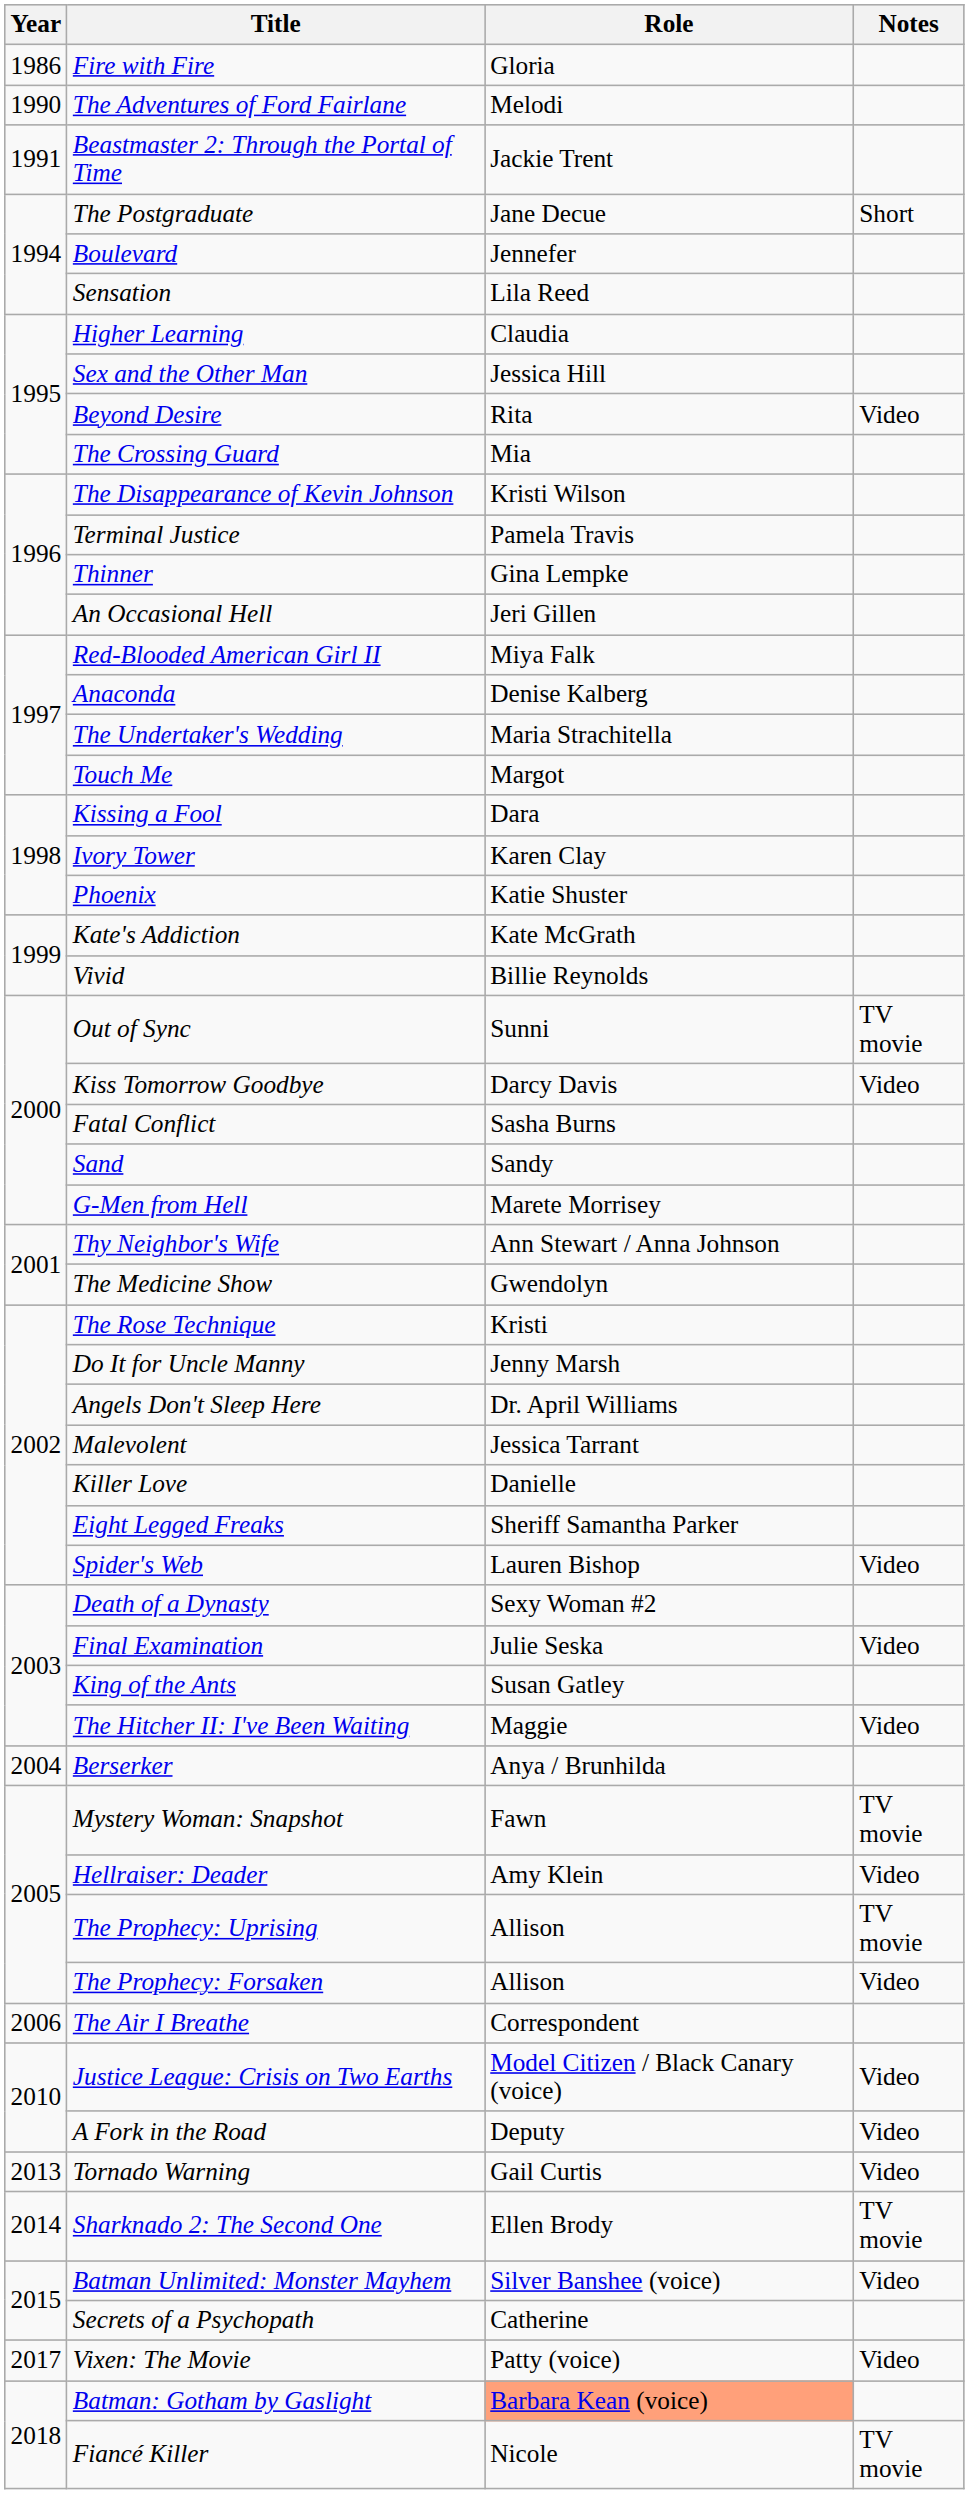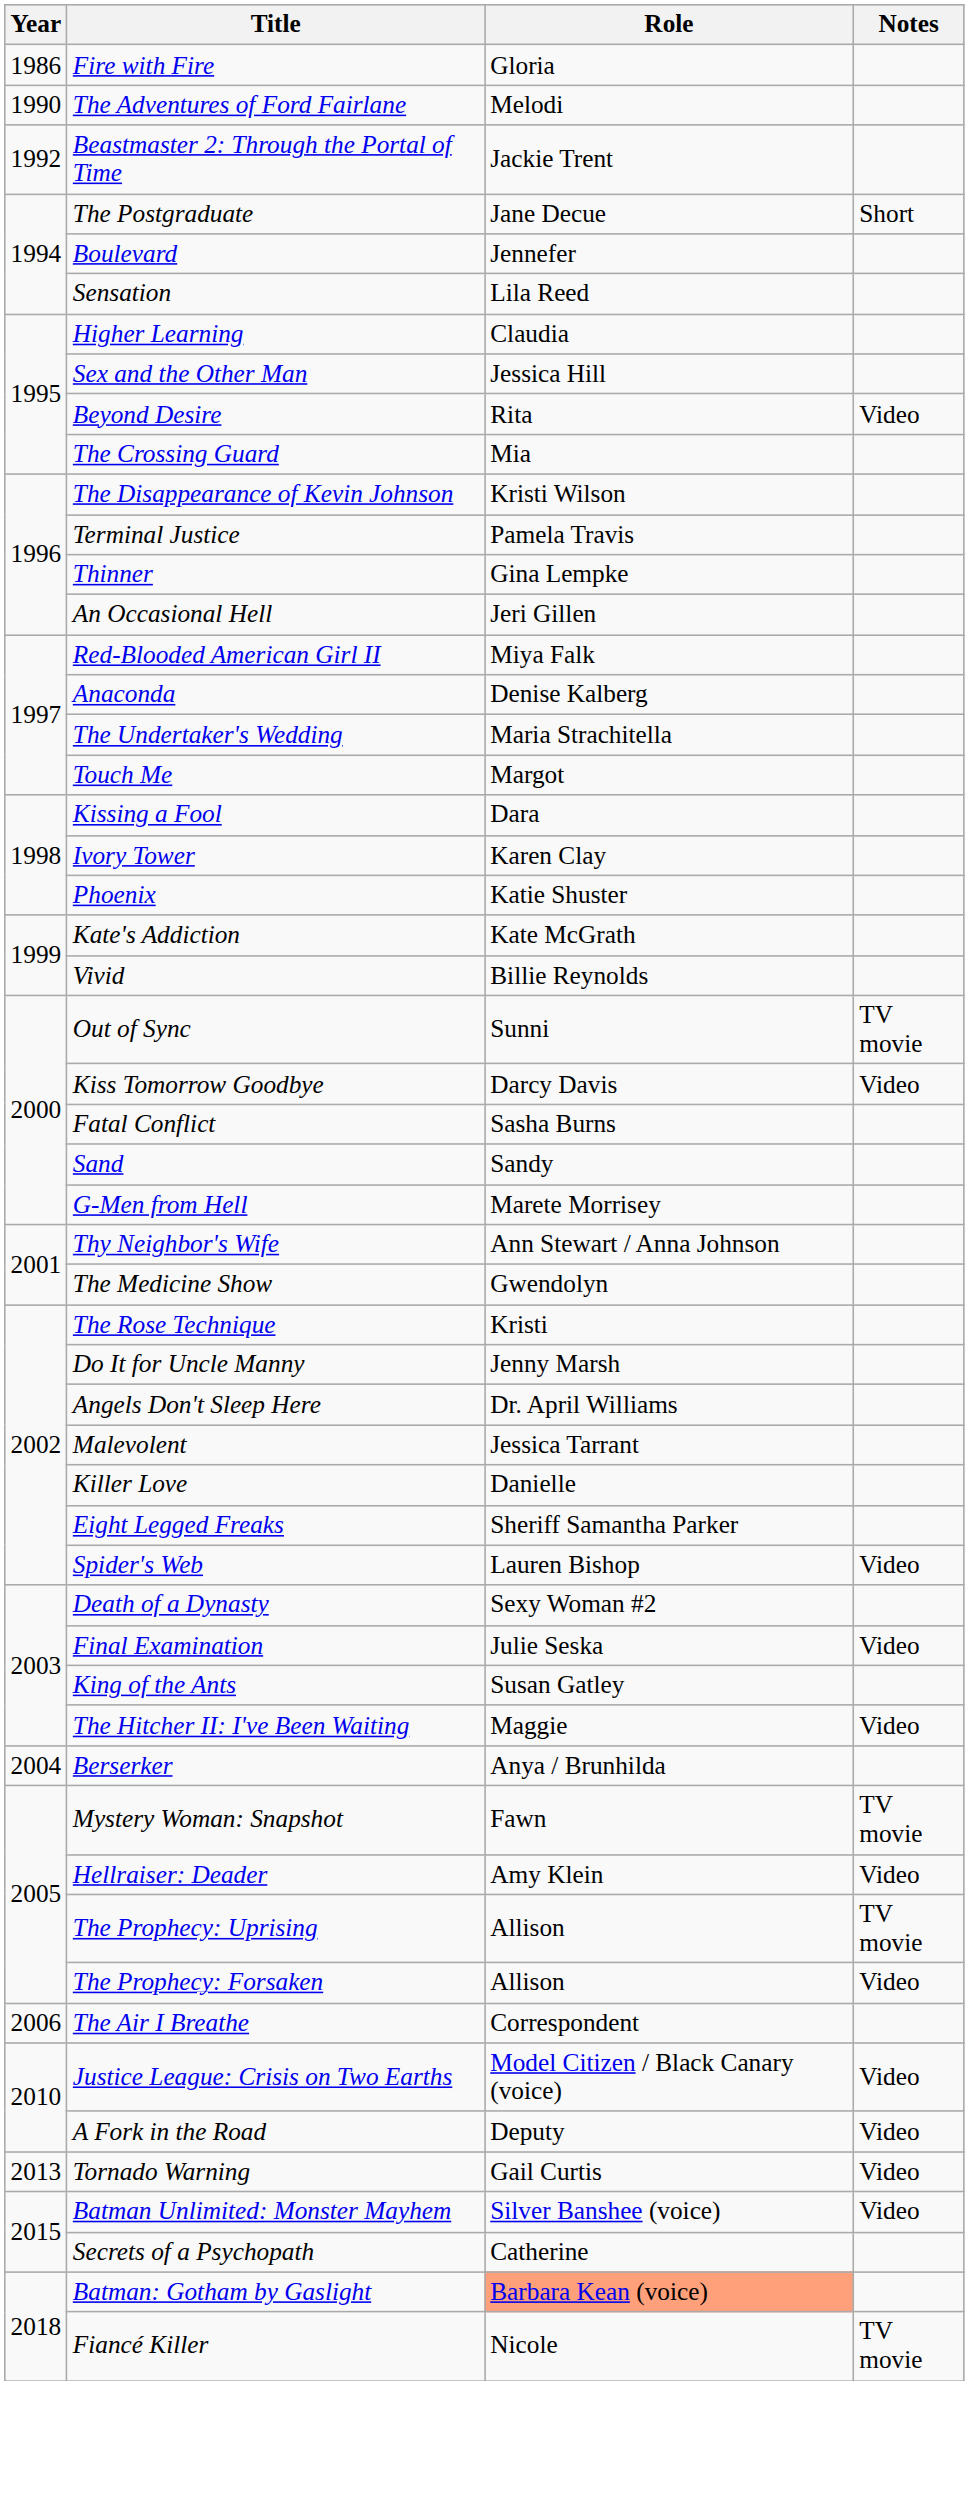(36, 159) 1991 -> (36, 159) 1992
- row: (227, 2225)
- row: (162, 2360)
